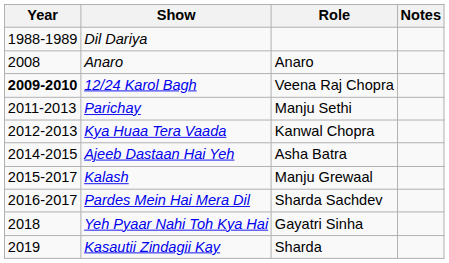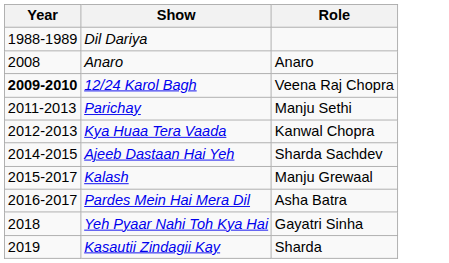- column: (421, 16)
(311, 154) Asha Batra -> (329, 154) Sharda Sachdev
(329, 200) Sharda Sachdev -> (311, 200) Asha Batra
